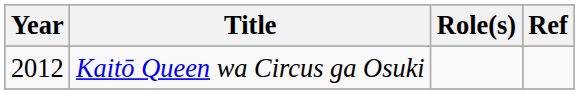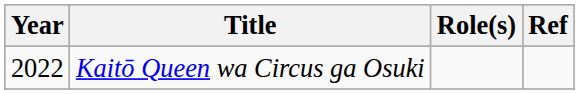(37, 67) 2012 -> (37, 67) 2022
